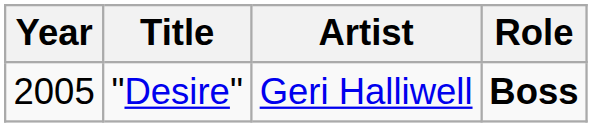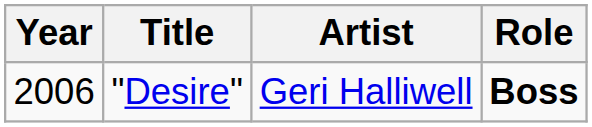(54, 91) 2005 -> (54, 91) 2006
